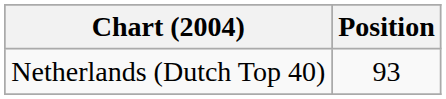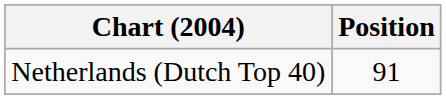(386, 71) 93 -> (386, 71) 91
